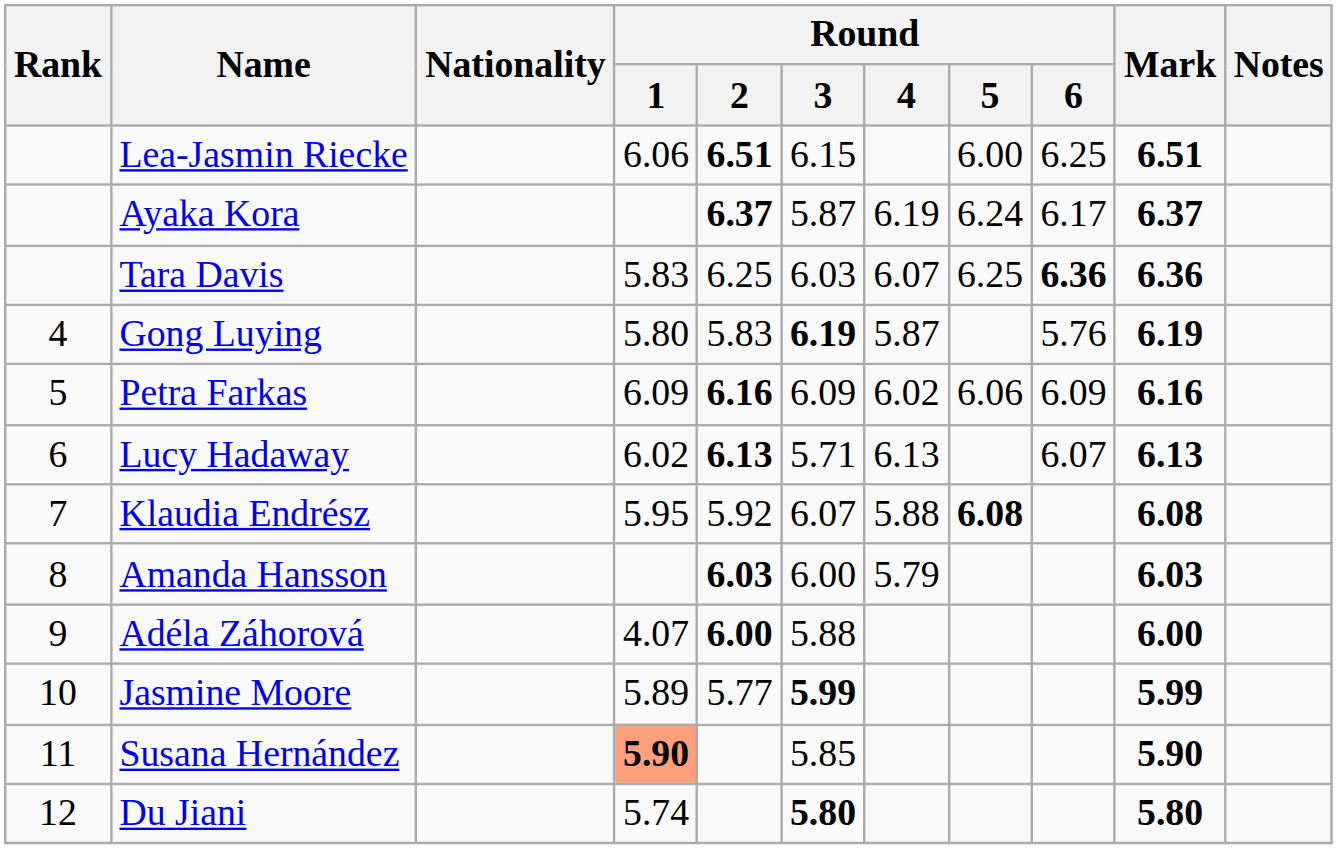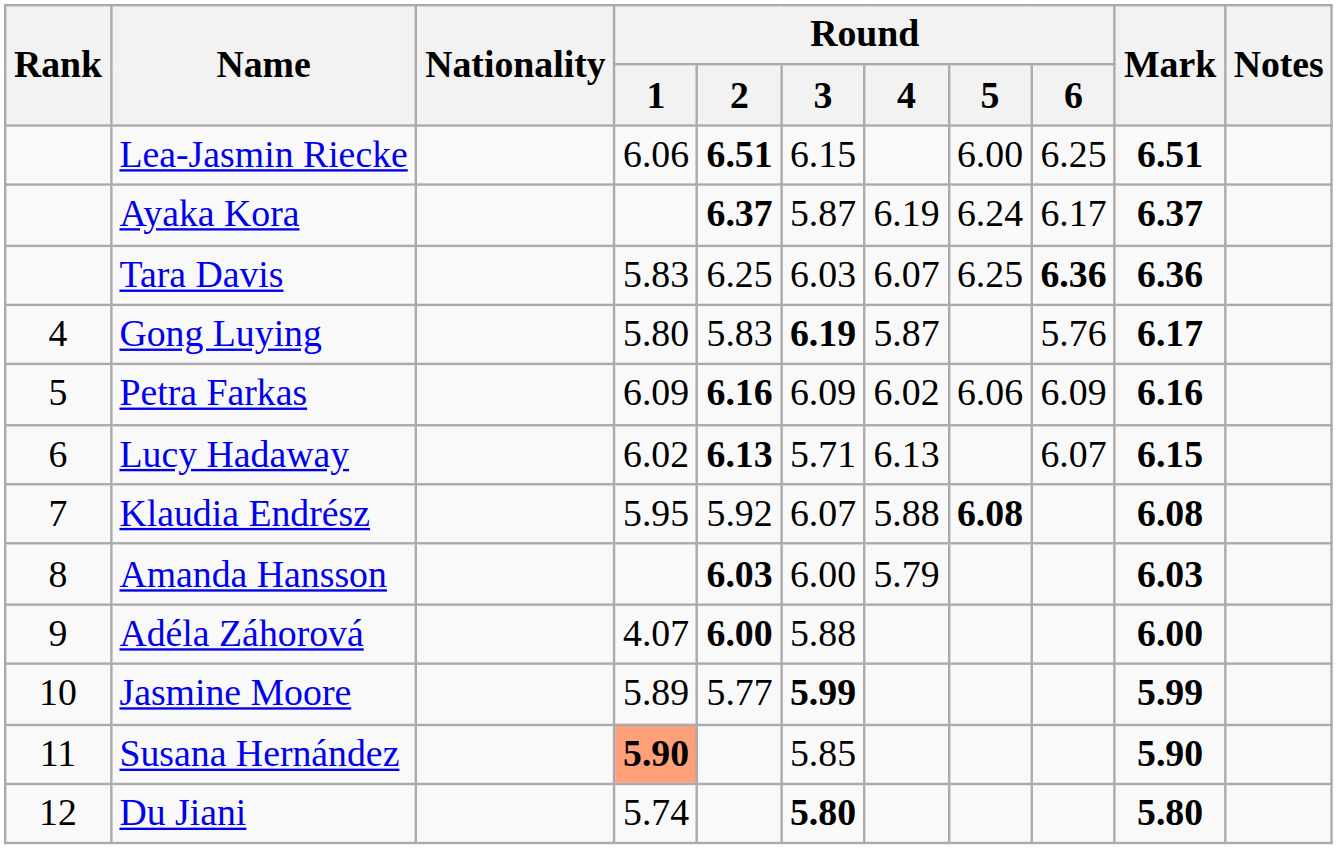(1170, 333) 6.19 -> (1170, 333) 6.17
(1170, 453) 6.13 -> (1170, 453) 6.15
